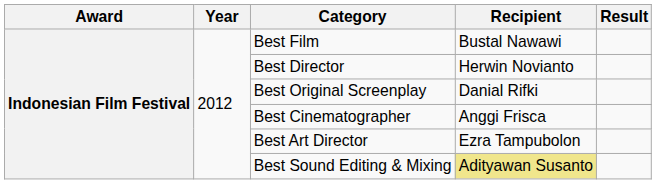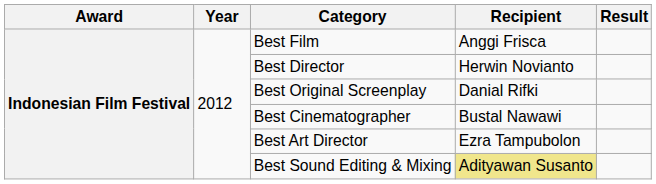(510, 41) Bustal Nawawi -> (502, 41) Anggi Frisca
(502, 116) Anggi Frisca -> (510, 116) Bustal Nawawi
